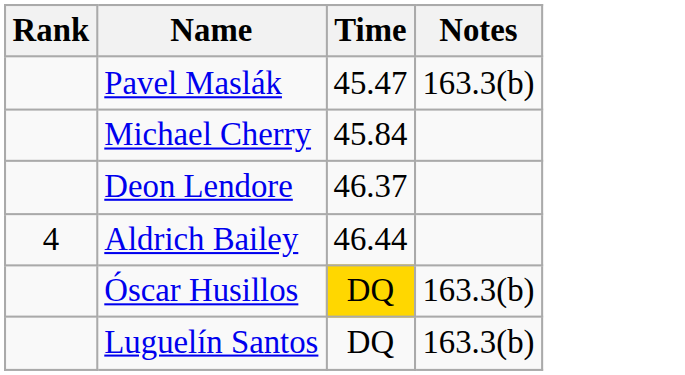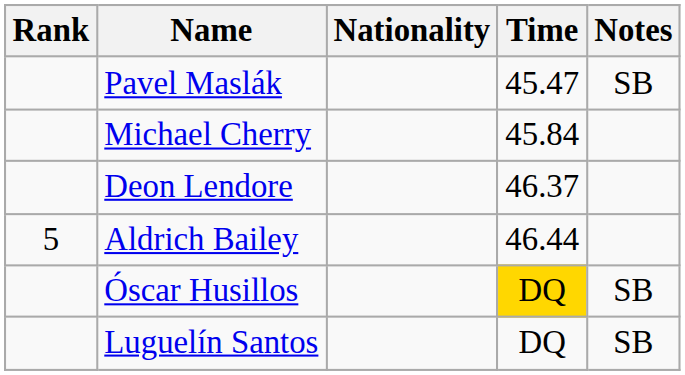+ column: (412, 30)
(478, 82) 163.3(b) -> (633, 82) SB
(51, 238) 4 -> (51, 238) 5
(478, 290) 163.3(b) -> (633, 290) SB
(478, 342) 163.3(b) -> (633, 342) SB
